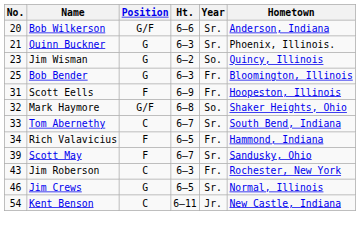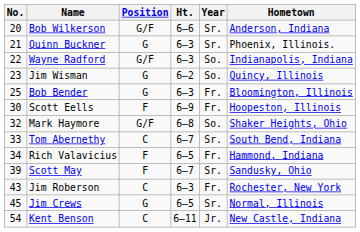+ row: (67, 60)
(15, 92) 31 -> (15, 108) 30
(15, 187) 46 -> (15, 203) 45
